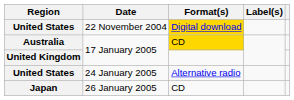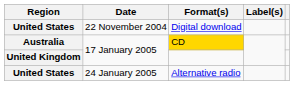(206, 27) gold background -> (206, 27) no background
- row: (44, 88)
